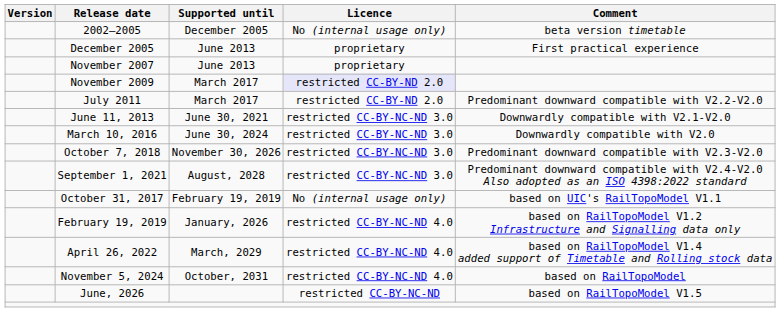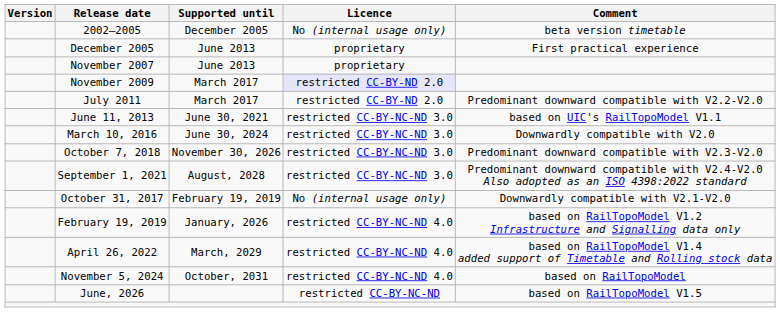(615, 117) Downwardly compatible with V2.1-V2.0 -> (615, 117) based on UIC's RailTopoModel V1.1
(615, 199) based on UIC's RailTopoModel V1.1 -> (615, 199) Downwardly compatible with V2.1-V2.0
